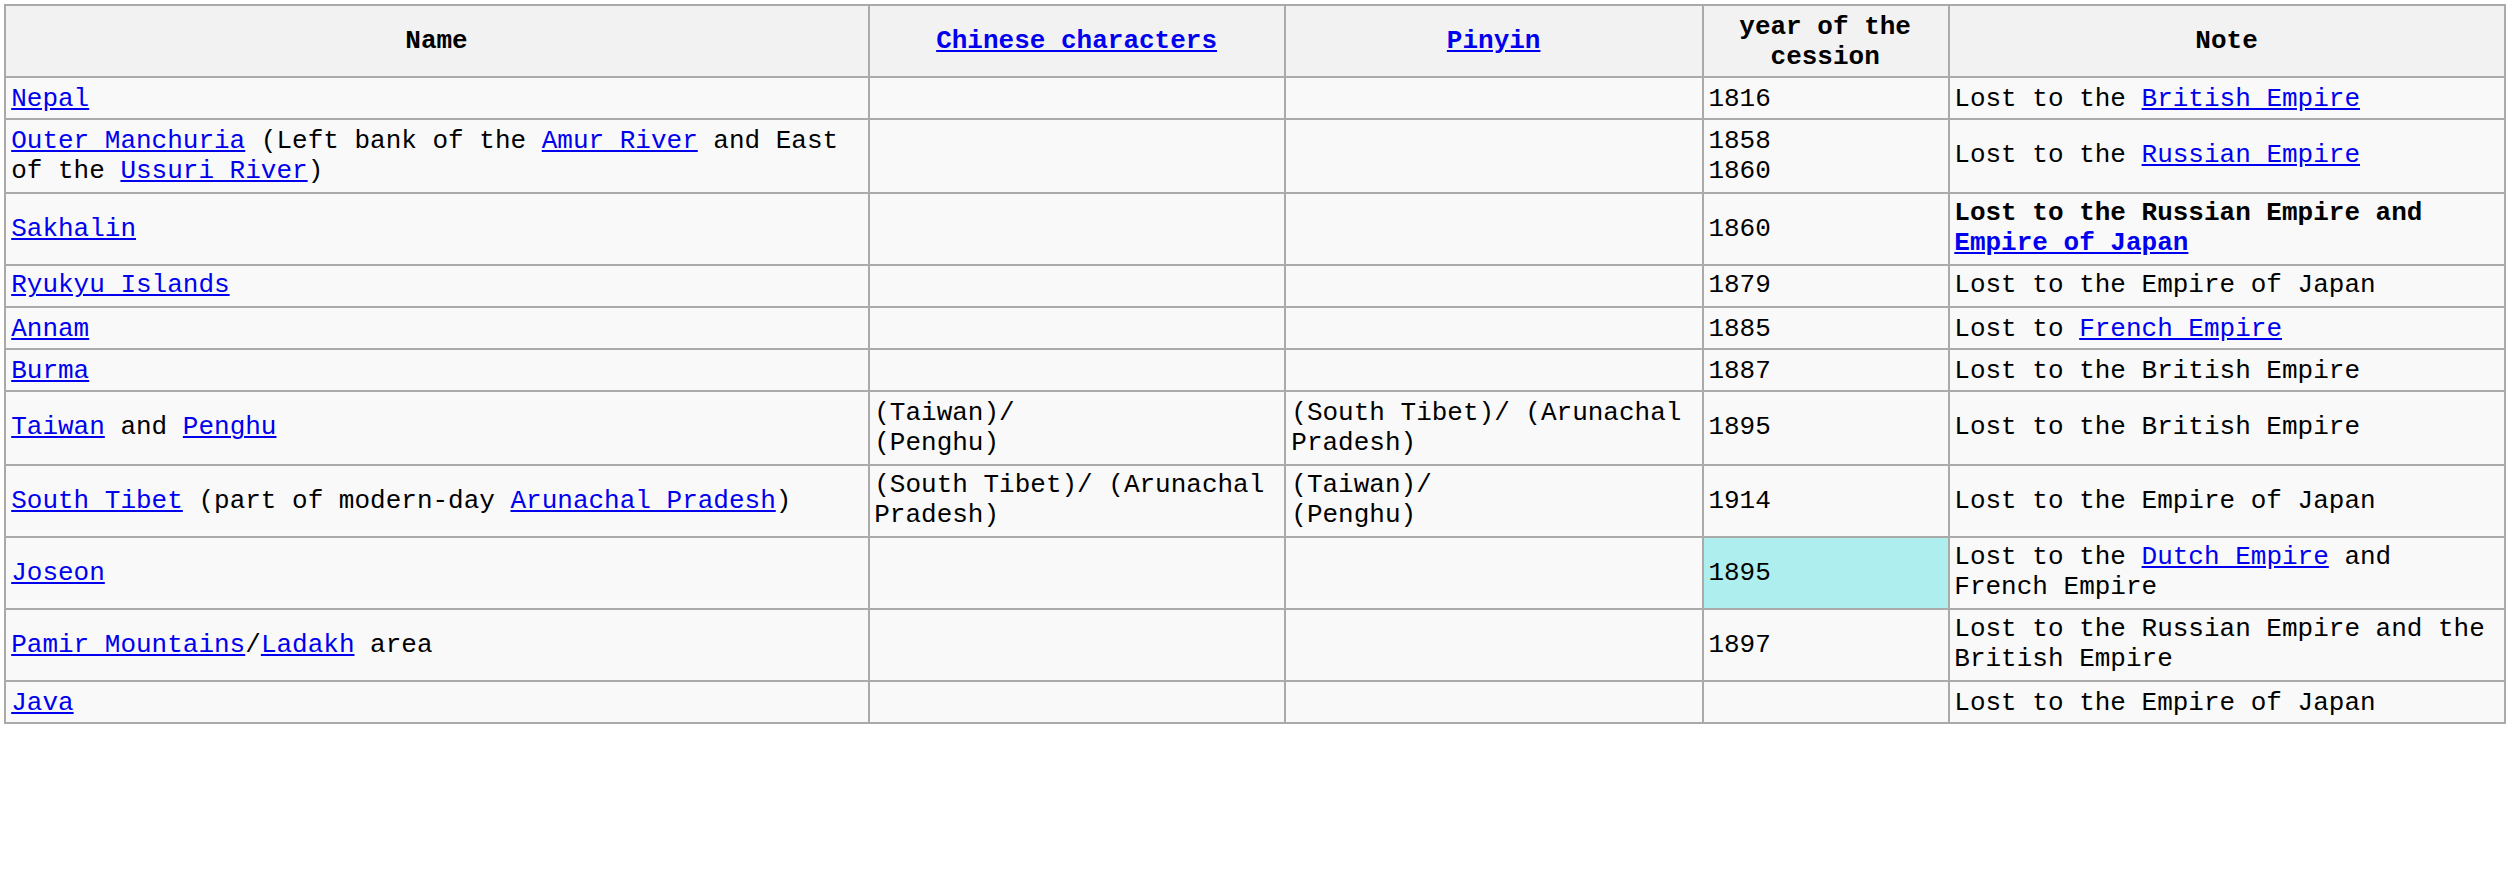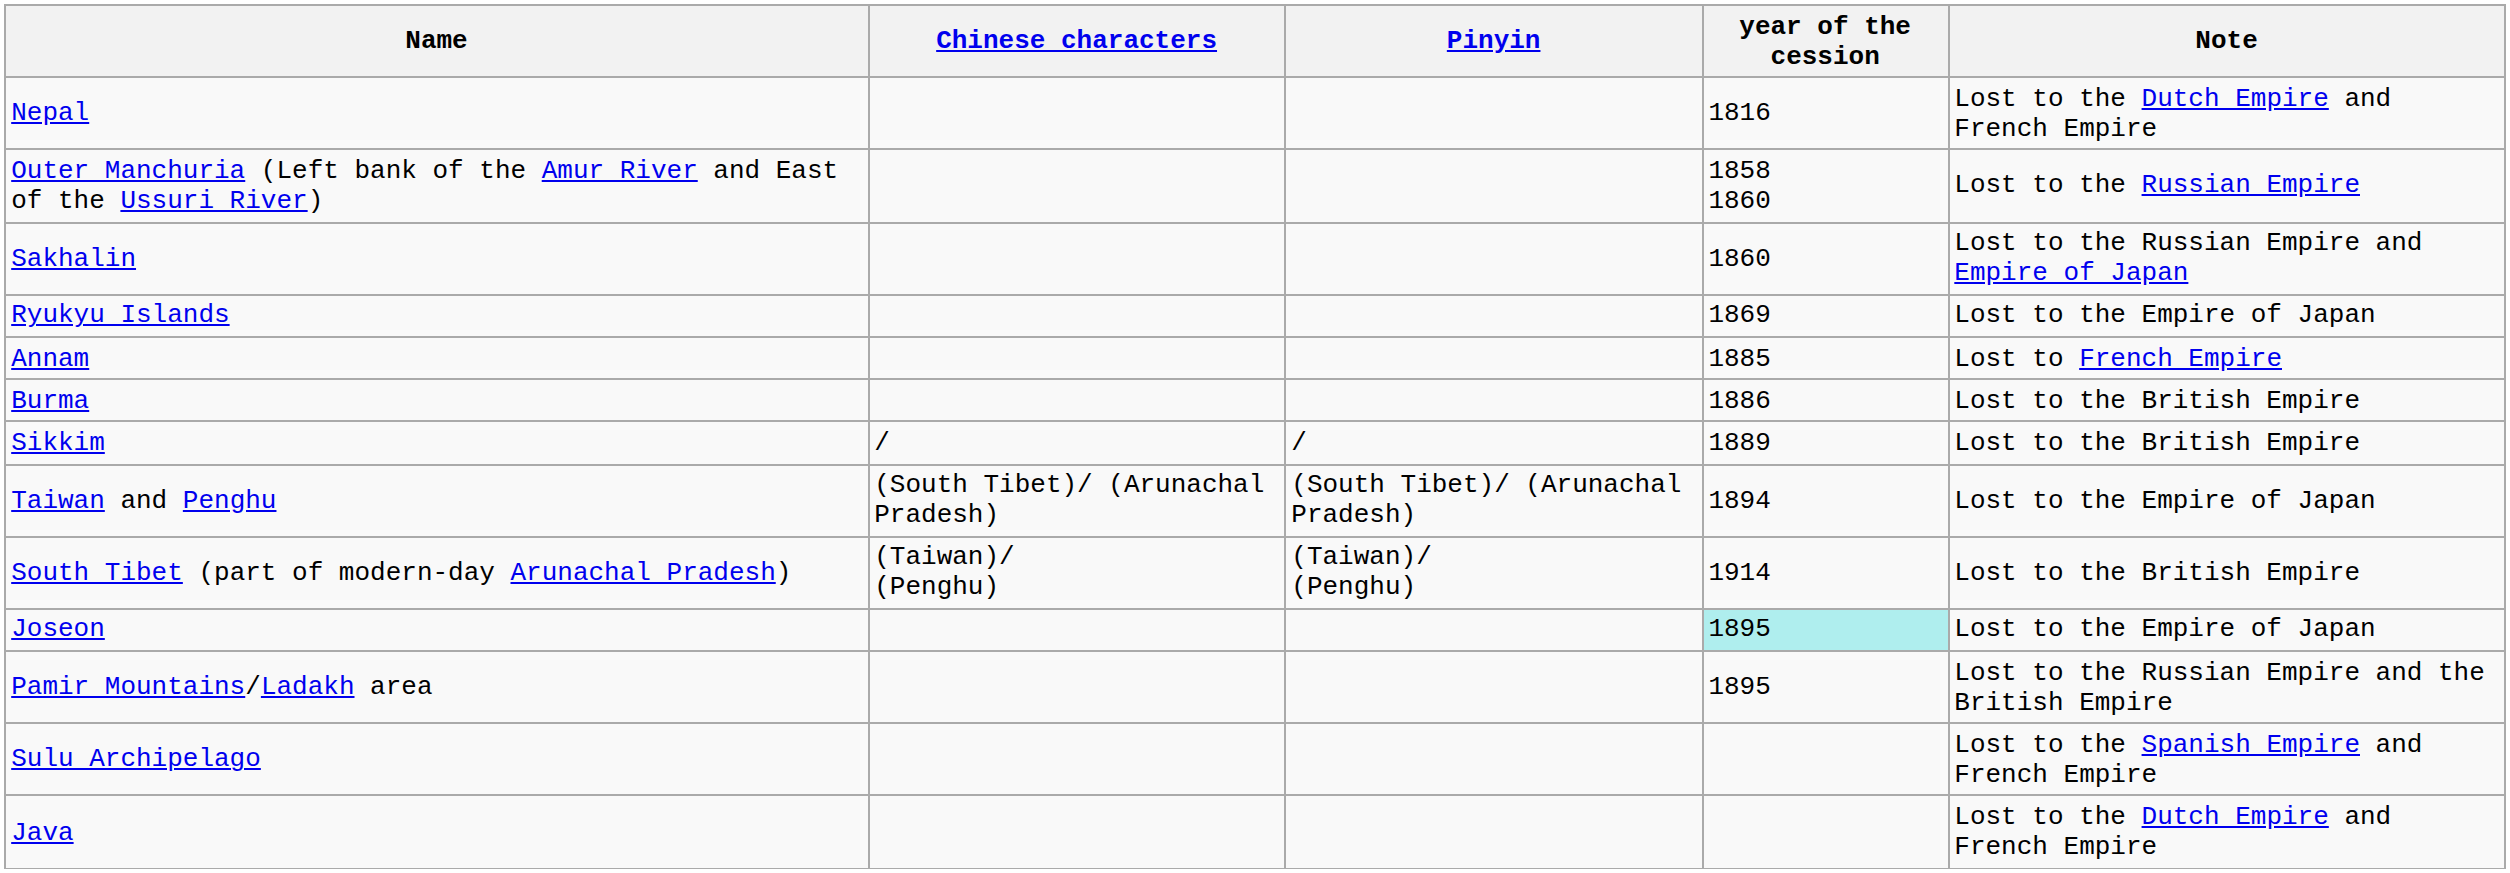(2157, 99) Lost to the British Empire -> (2173, 114) Lost to the Dutch Empire and French Empire
(2188, 228) bold -> (2188, 258) normal
(1740, 286) 1879 -> (1740, 316) 1869
(1740, 370) 1887 -> (1740, 400) 1886
+ row: (58, 443)
(944, 428) (Taiwan)/ (Penghu) -> (1069, 500) (South Tibet)/ (Arunachal Pradesh)
(1740, 428) 1895 -> (1740, 500) 1894
(2157, 428) Lost to the British Empire -> (2165, 500) Lost to the Empire of Japan
(1069, 500) (South Tibet)/ (Arunachal Pradesh) -> (944, 573) (Taiwan)/ (Penghu)
(2165, 500) Lost to the Empire of Japan -> (2157, 573) Lost to the British Empire
(2173, 573) Lost to the Dutch Empire and French Empire -> (2165, 630) Lost to the Empire of Japan
(1740, 645) 1897 -> (1740, 687) 1895
+ row: (136, 760)
(2165, 702) Lost to the Empire of Japan -> (2173, 832) Lost to the Dutch Empire and French Empire
